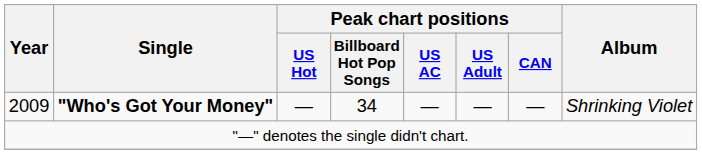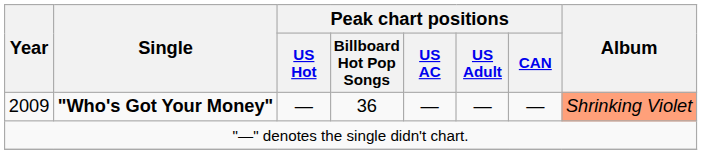(367, 106) 34 -> (367, 106) 36
(629, 106) no background -> (629, 106) lightsalmon background
